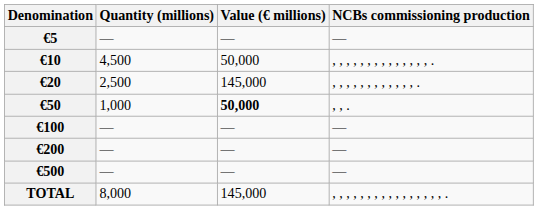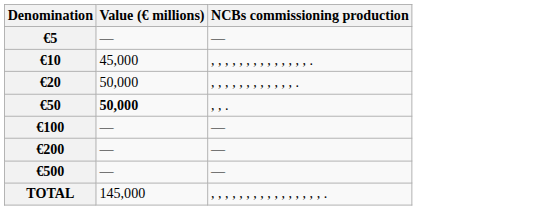- column: (157, 15)
(240, 60) 50,000 -> (119, 60) 45,000
(243, 82) 145,000 -> (119, 82) 50,000
